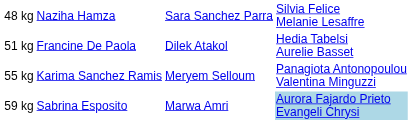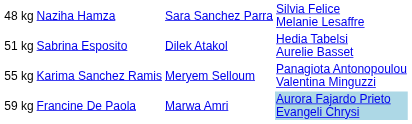(86, 45) Francine De Paola -> (82, 45) Sabrina Esposito
(82, 105) Sabrina Esposito -> (86, 105) Francine De Paola
